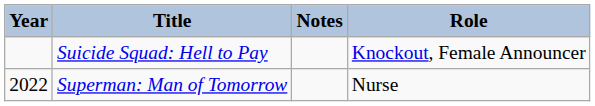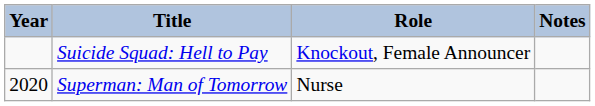columns swapped: (469, 20) <-> (320, 20)
(29, 84) 2022 -> (29, 84) 2020
